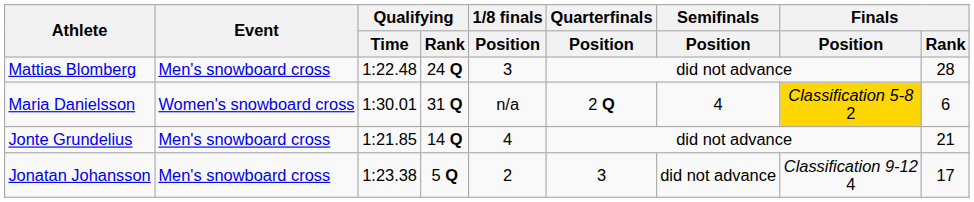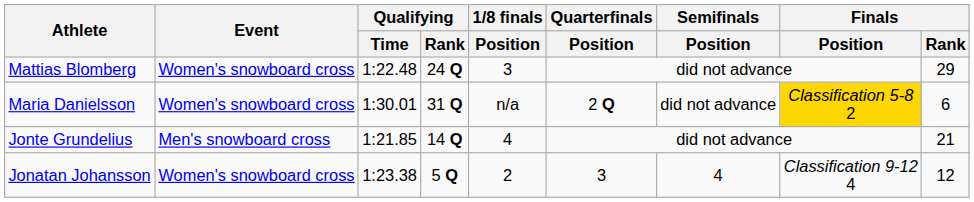(244, 70) Men's snowboard cross -> (256, 70) Women's snowboard cross
(946, 70) 28 -> (946, 70) 29
(718, 105) 4 -> (718, 105) did not advance
(244, 175) Men's snowboard cross -> (256, 175) Women's snowboard cross
(718, 175) did not advance -> (718, 175) 4
(946, 175) 17 -> (946, 175) 12
